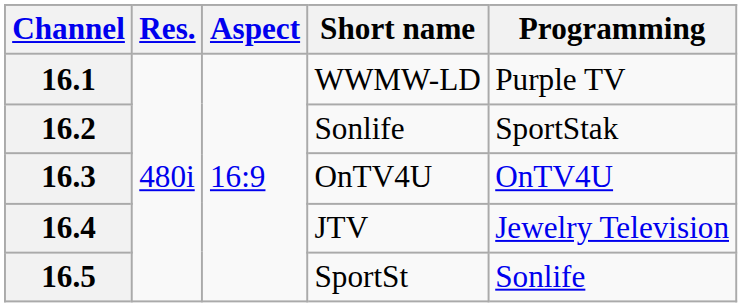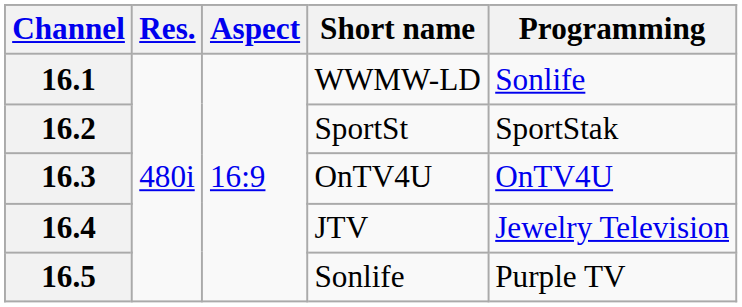(560, 78) Purple TV -> (540, 78) Sonlife
(360, 128) Sonlife -> (361, 128) SportSt
(361, 276) SportSt -> (360, 276) Sonlife
(540, 276) Sonlife -> (560, 276) Purple TV
